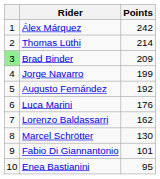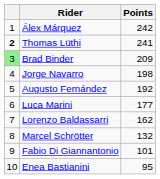(12, 43) normal -> (12, 43) bold
(145, 43) 214 -> (145, 43) 241
(145, 74) 199 -> (145, 74) 198
(145, 105) 176 -> (145, 105) 177
(145, 135) 130 -> (145, 135) 132
